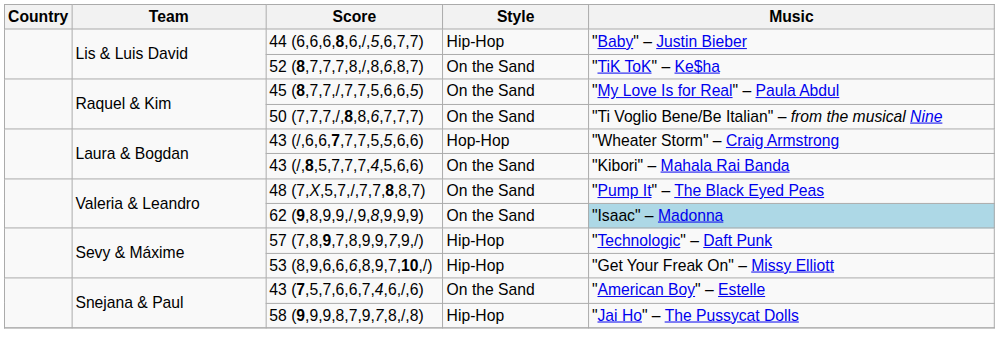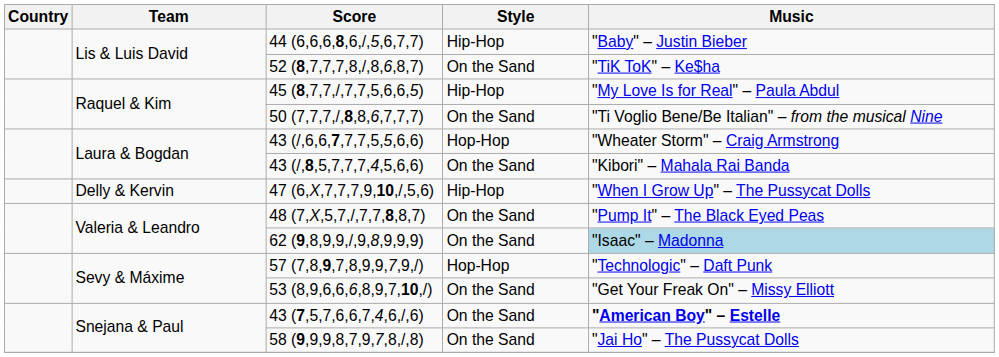(491, 91) On the Sand -> (475, 91) Hip-Hop
+ row: (352, 191)
(475, 240) Hip-Hop -> (478, 265) Hop-Hop
(475, 265) Hip-Hop -> (491, 290) On the Sand
(679, 290) normal -> (686, 315) bold
(475, 315) Hip-Hop -> (491, 340) On the Sand
